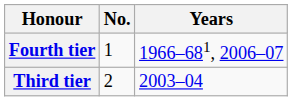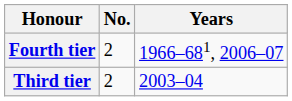(108, 50) 1 -> (108, 50) 2
